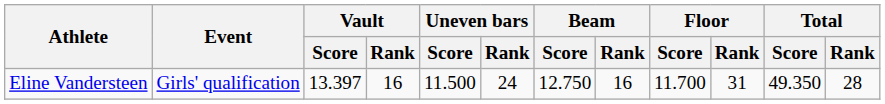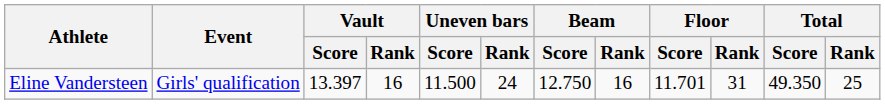(680, 83) 11.700 -> (680, 83) 11.701
(852, 83) 28 -> (852, 83) 25
